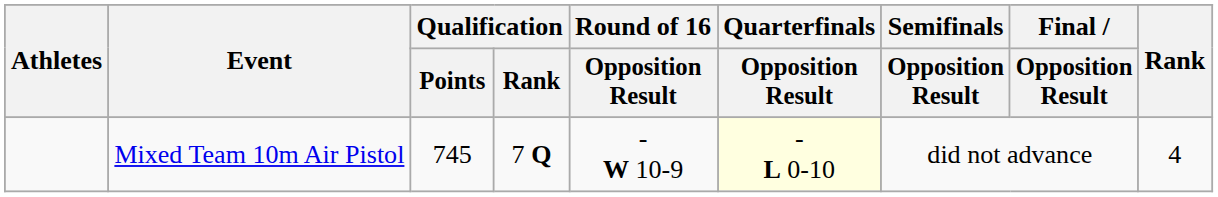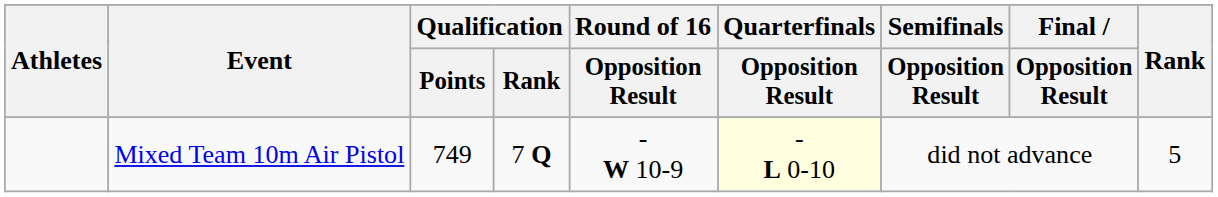(452, 154) 745 -> (452, 154) 749
(1175, 154) 4 -> (1175, 154) 5
